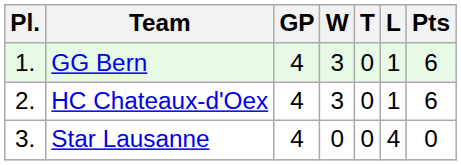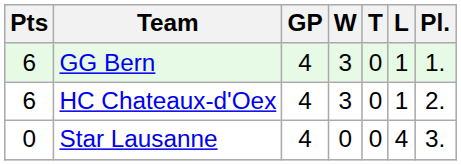columns swapped: (25, 23) <-> (431, 23)
